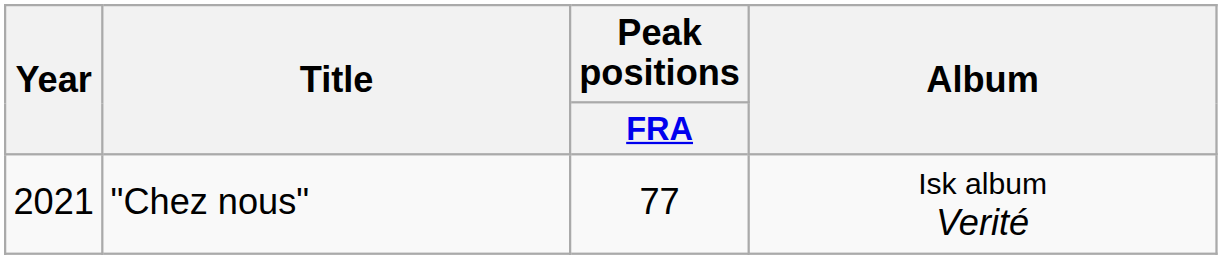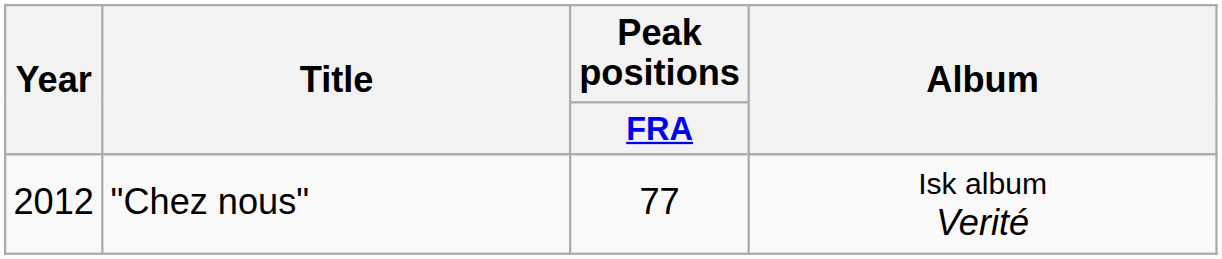(54, 202) 2021 -> (54, 202) 2012
